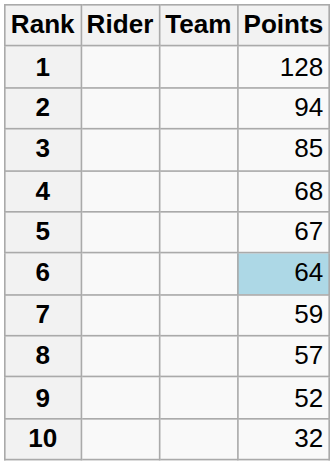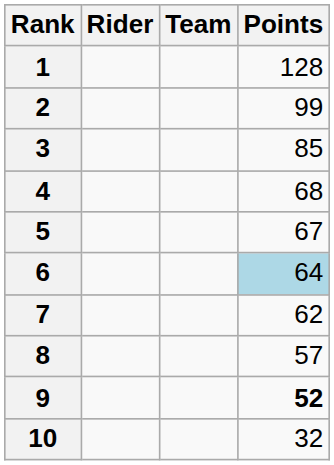(309, 107) 94 -> (309, 107) 99
(309, 314) 59 -> (309, 314) 62
(309, 397) normal -> (309, 397) bold
